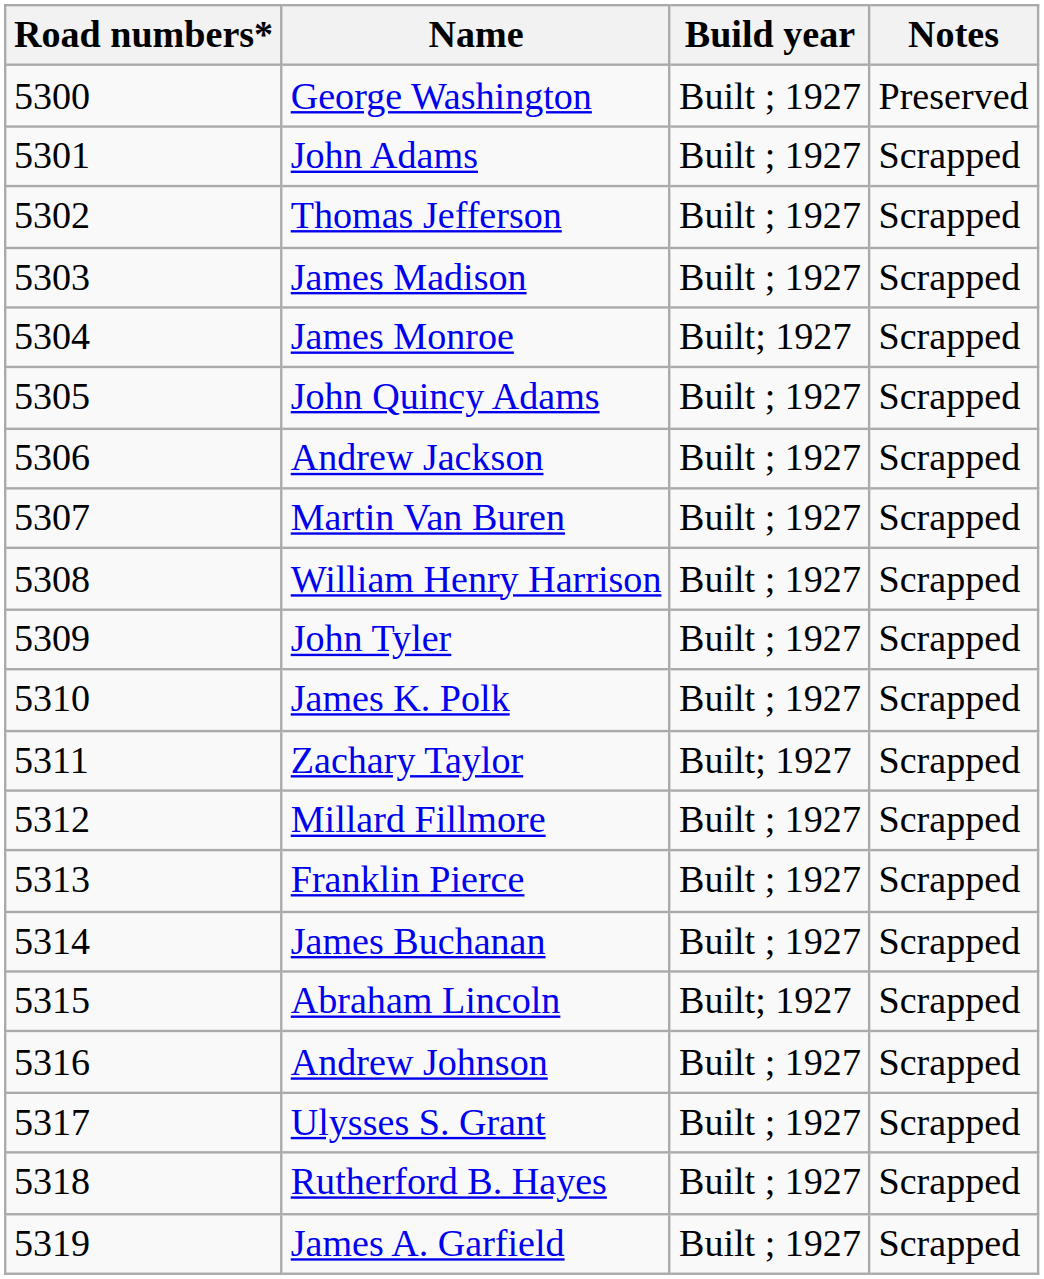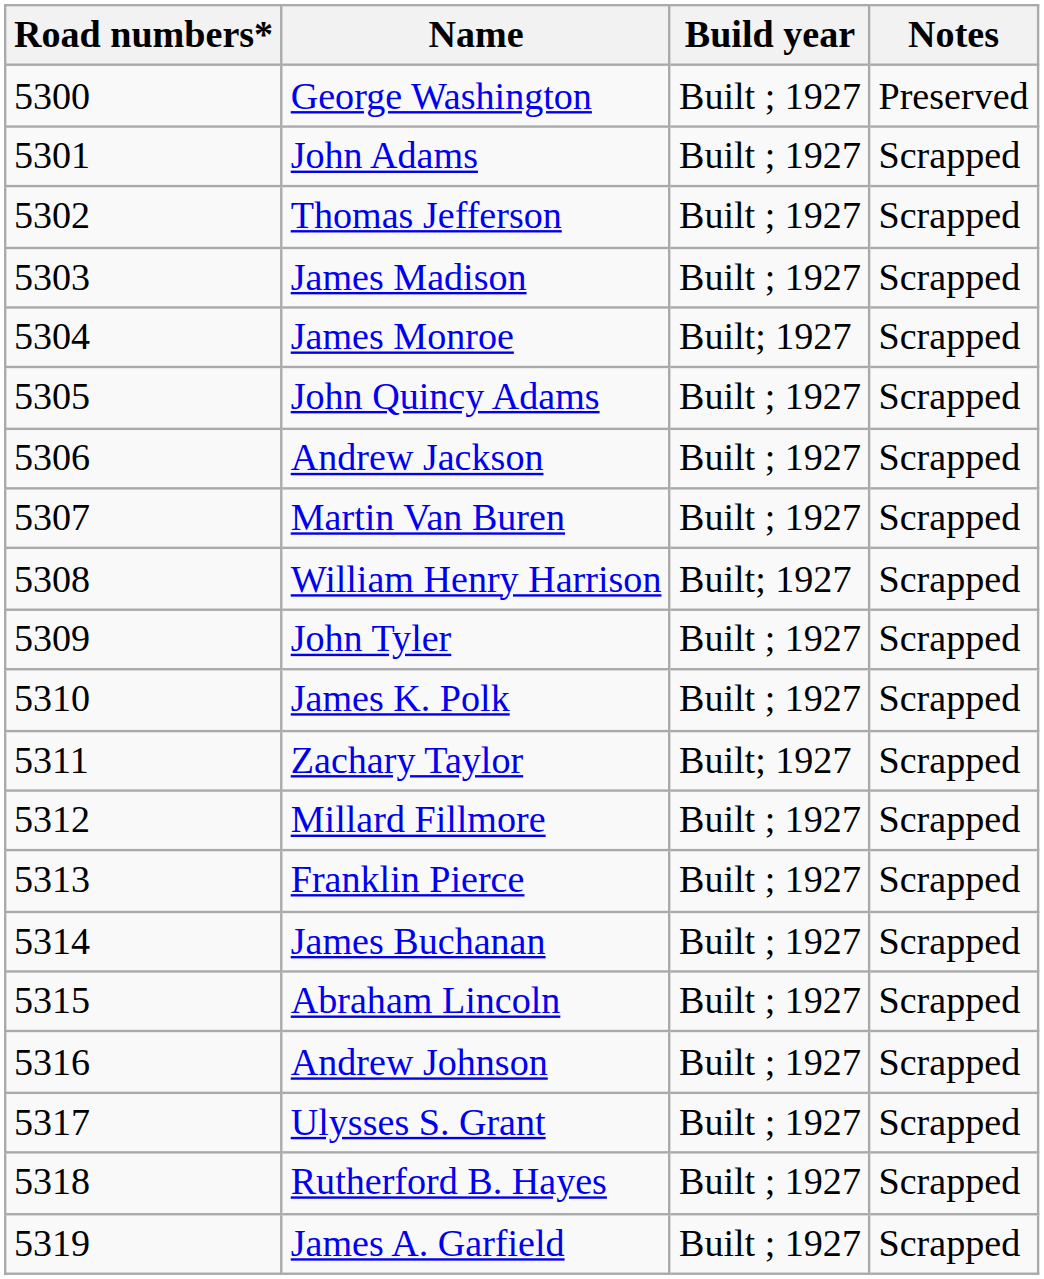(770, 578) Built ; 1927 -> (765, 578) Built; 1927
(765, 1000) Built; 1927 -> (770, 1000) Built ; 1927
